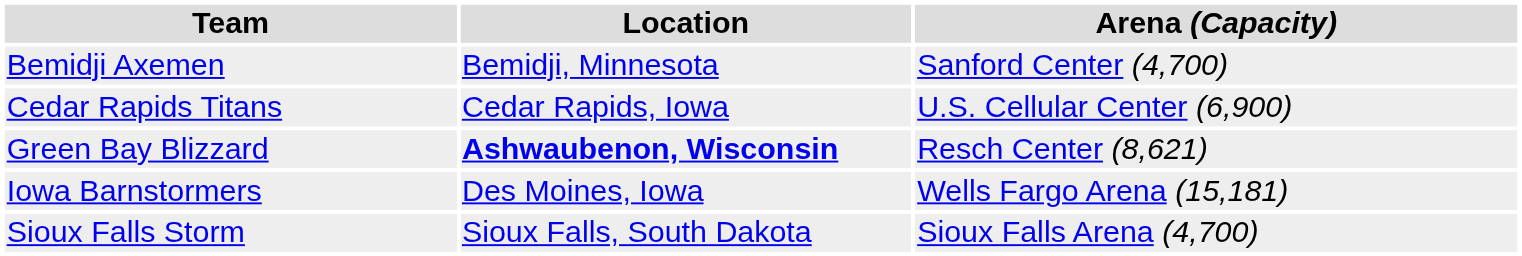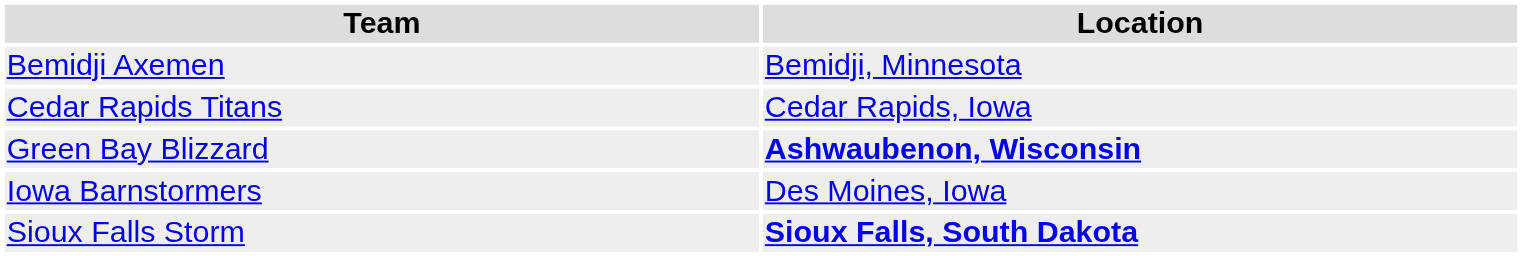- column: (1216, 23)
(637, 232) normal -> (951, 232) bold
